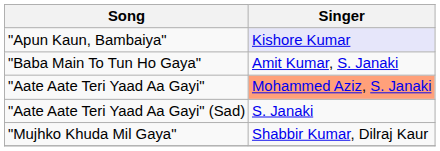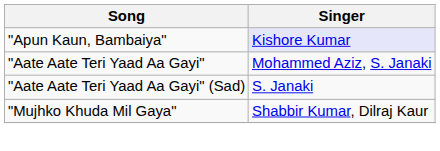- row: (104, 63)
(342, 87) lightsalmon background -> (342, 63) no background
